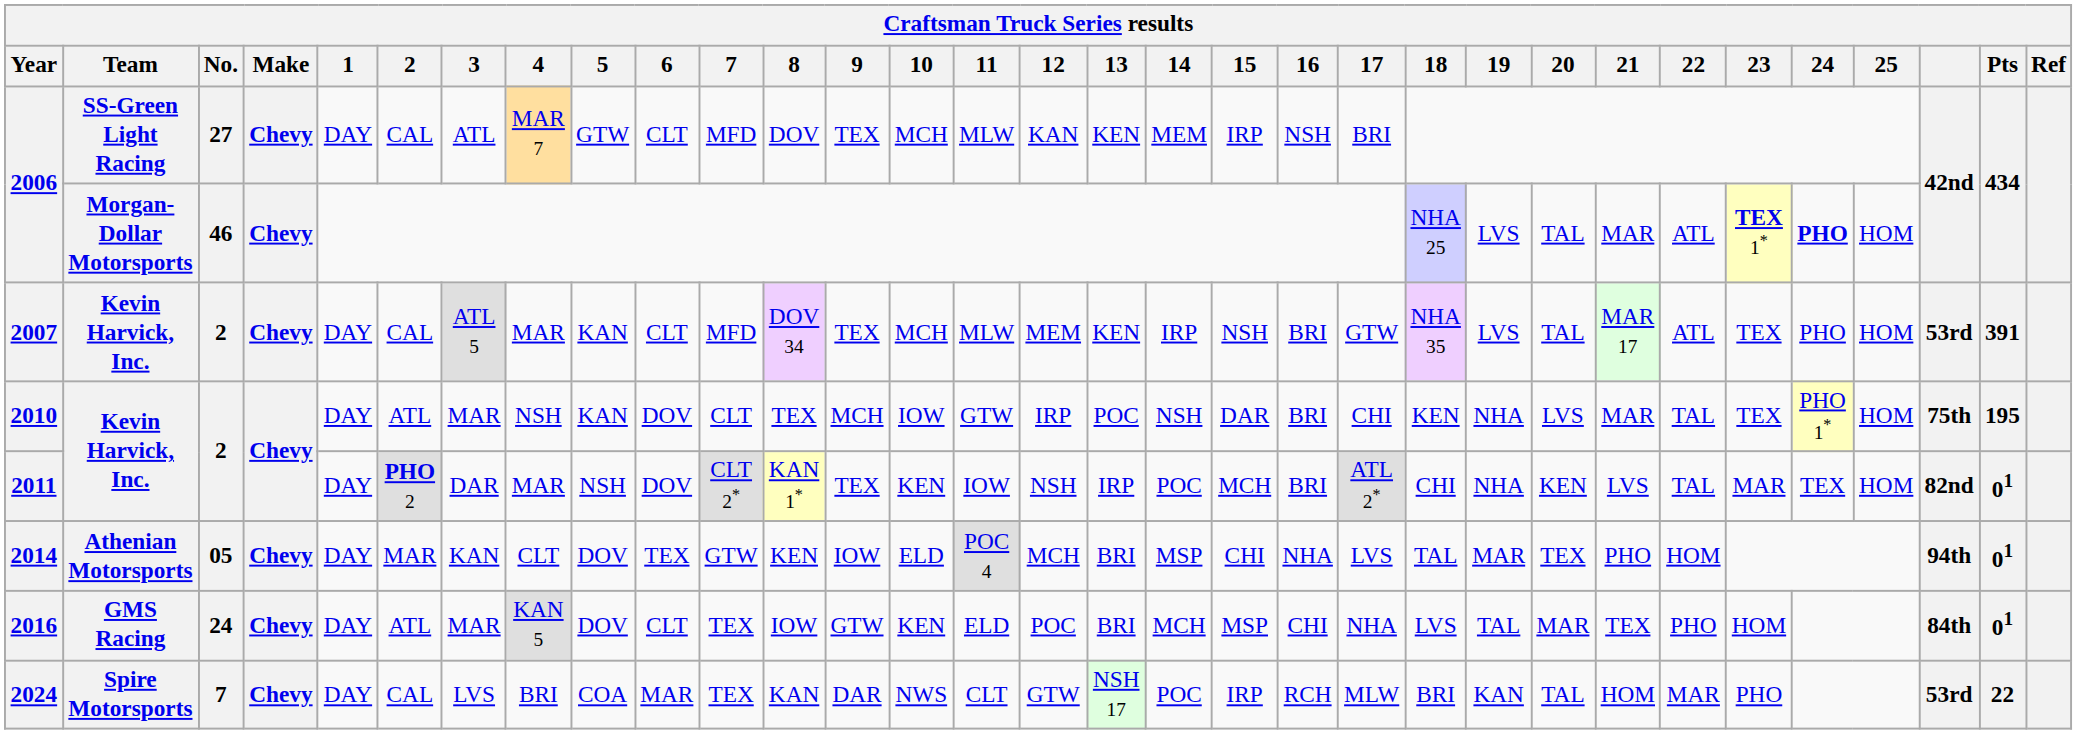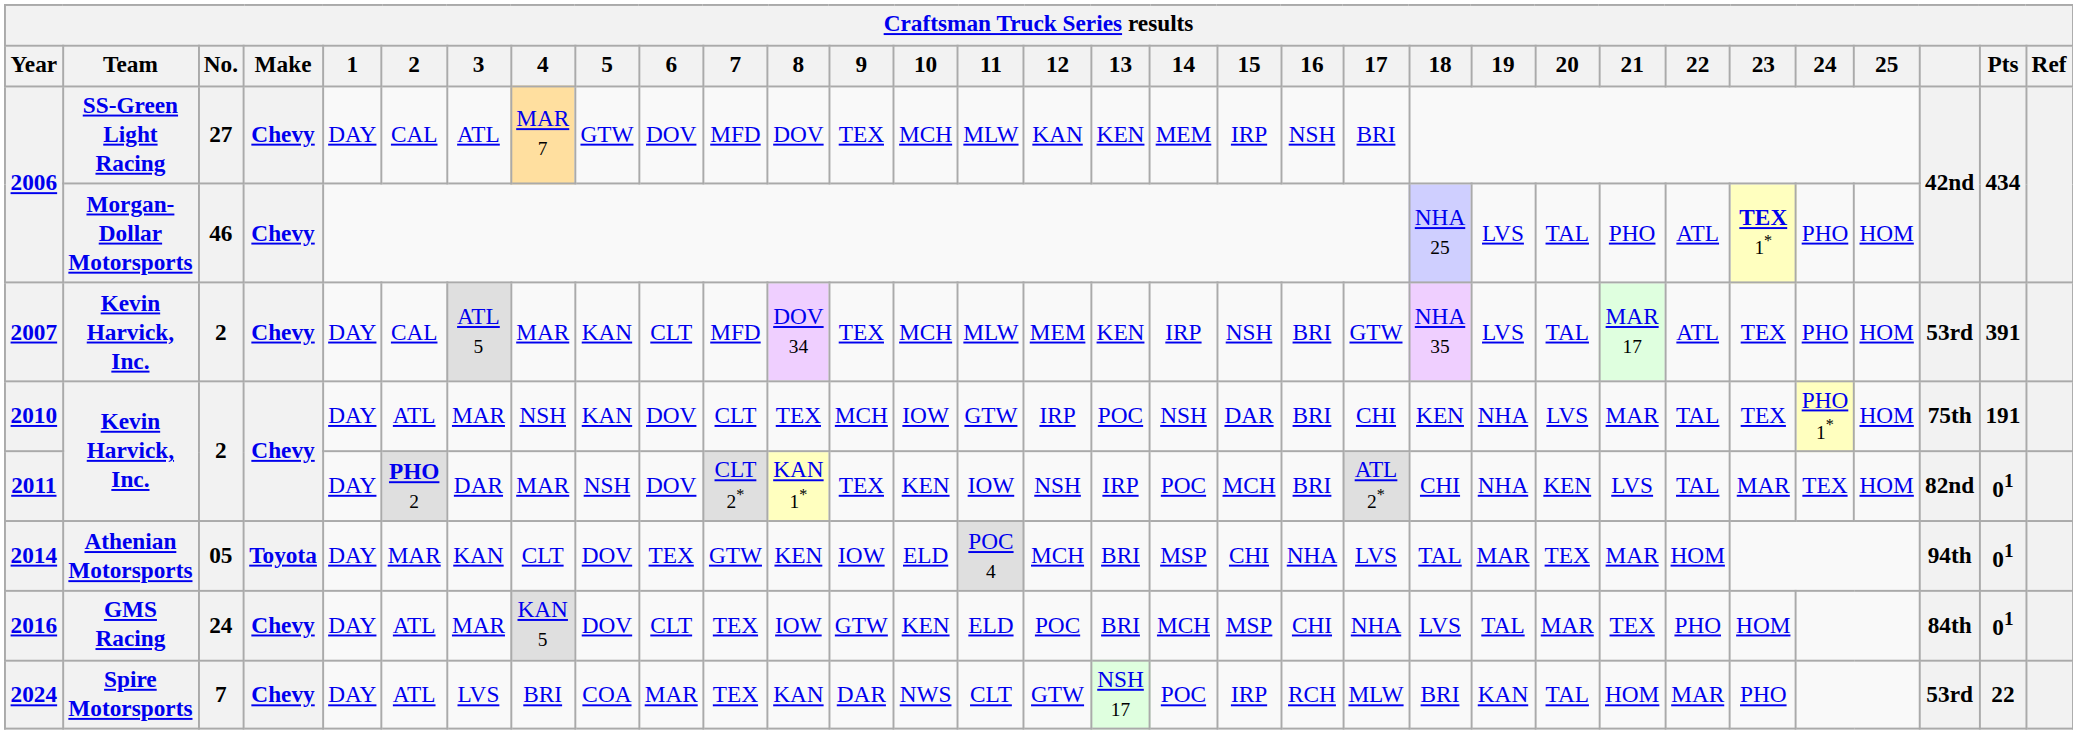(667, 134) CLT -> (671, 134) DOV
(1628, 232) MAR -> (1632, 232) PHO
(1823, 232) bold -> (1825, 232) normal
(2002, 415) 195 -> (2003, 415) 191
(281, 555) Chevy -> (283, 555) Toyota
(1628, 555) PHO -> (1632, 555) MAR
(410, 694) CAL -> (414, 694) ATL
